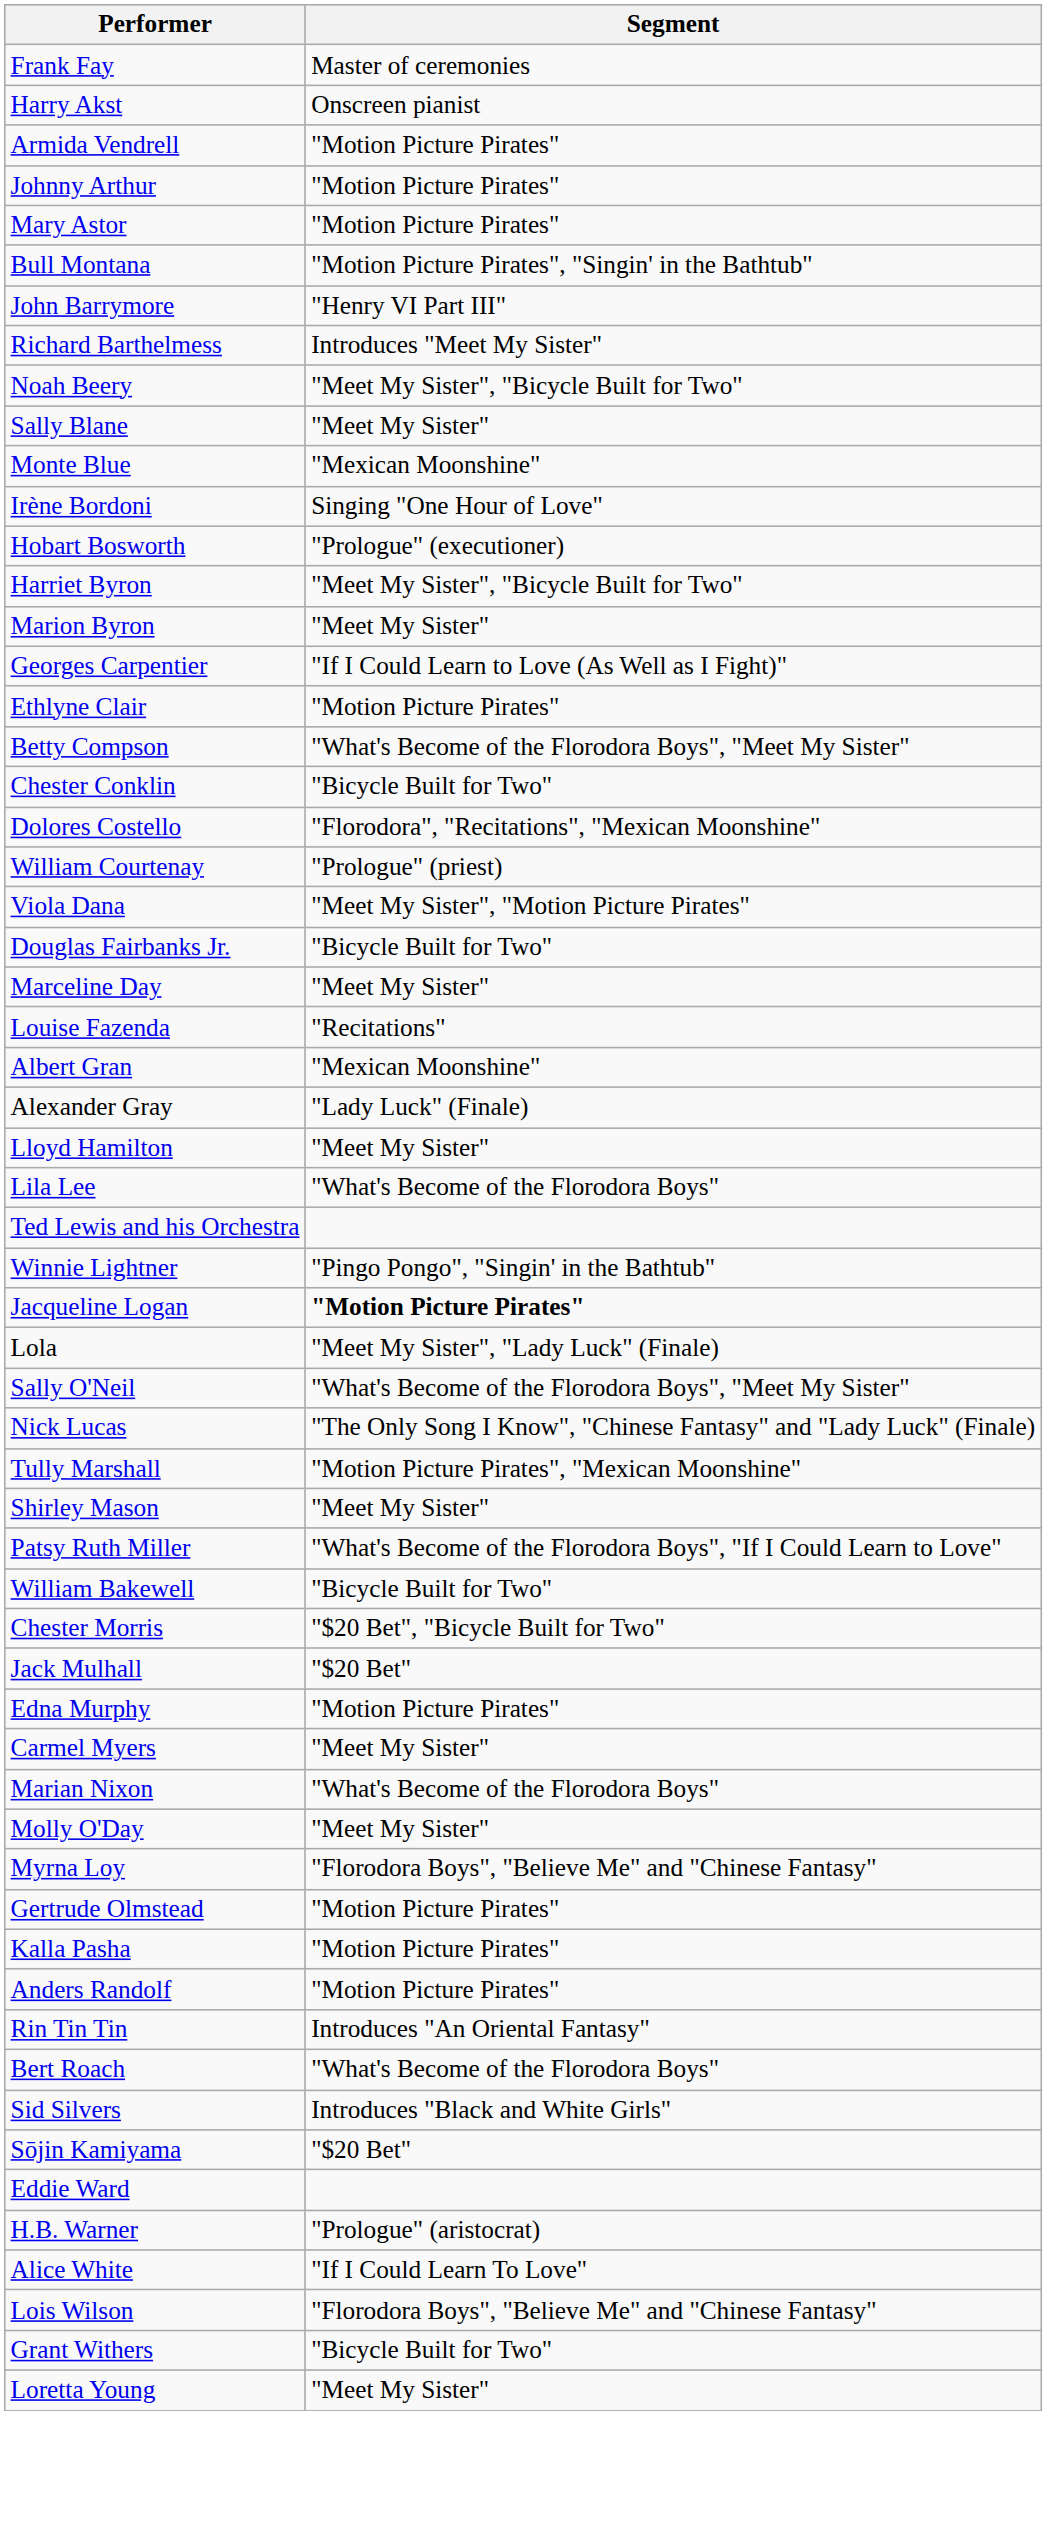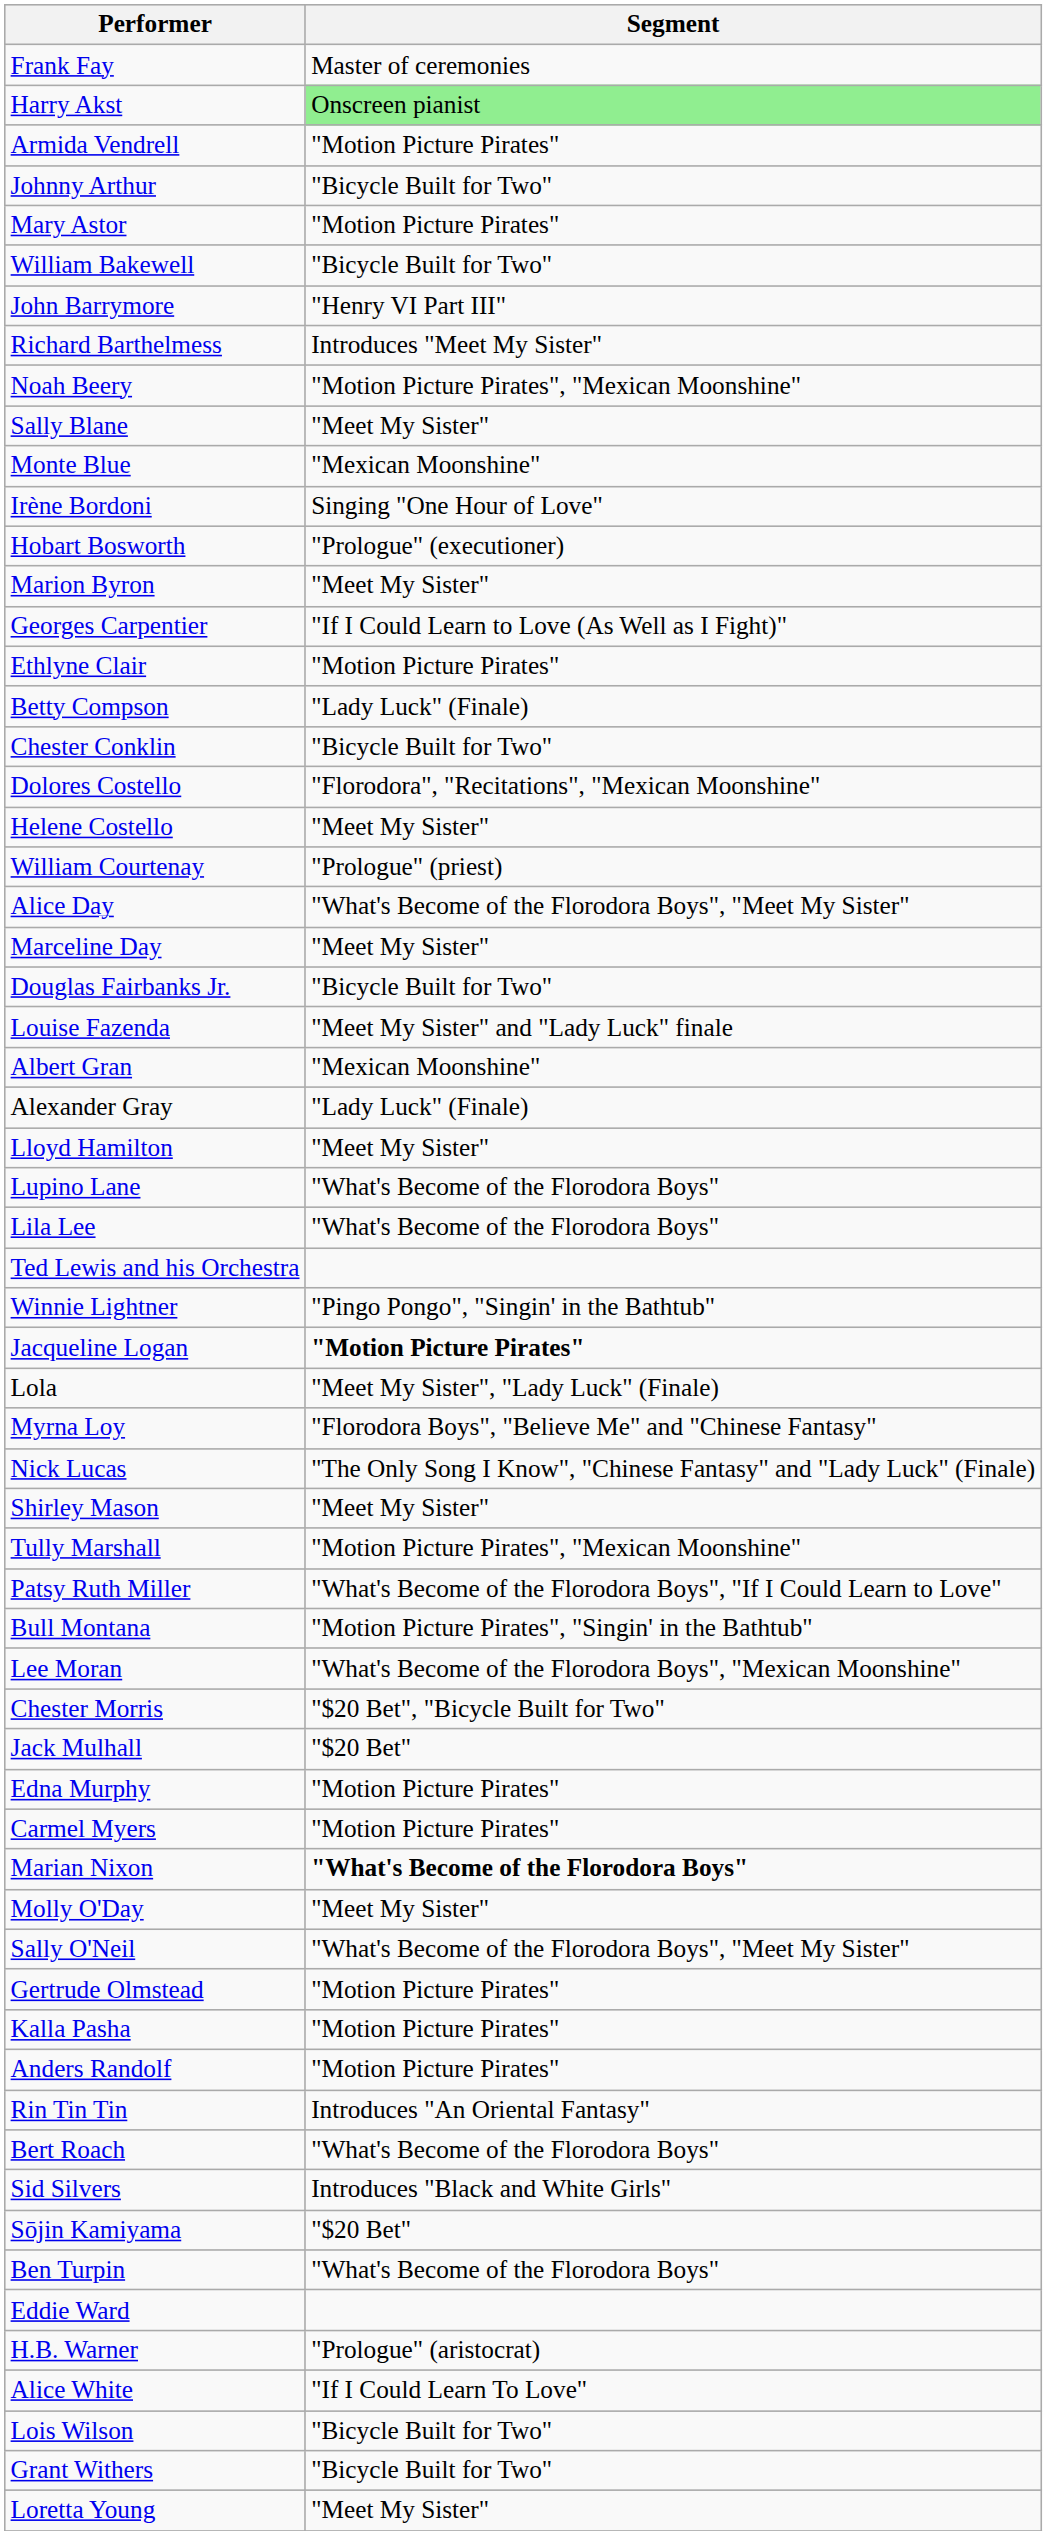(396, 104) no background -> (396, 104) lightgreen background
(435, 184) "Motion Picture Pirates" -> (432, 184) "Bicycle Built for Two"
rows swapped: (102, 1588) <-> (80, 265)
(527, 385) "Meet My Sister", "Bicycle Built for Two" -> (556, 385) "Motion Picture Pirates", "Mexican Moonshine"
- row: (81, 585)
(610, 746) "What's Become of the Florodora Boys", "Meet My Sister" -> (420, 706) "Lady Luck" (Finale)
+ row: (92, 826)
- row: (68, 906)
+ row: (62, 906)
rows swapped: (86, 986) <-> (121, 946)
(378, 1026) "Recitations" -> (522, 1026) "Meet My Sister" and "Lady Luck" finale
+ row: (76, 1187)
rows swapped: (68, 1868) <-> (73, 1387)
rows swapped: (86, 1467) <-> (85, 1507)
+ row: (66, 1668)
(400, 1748) "Meet My Sister" -> (435, 1828) "Motion Picture Pirates"
(515, 1788) normal -> (530, 1868) bold
+ row: (68, 2269)
(594, 2309) "Florodora Boys", "Believe Me" and "Chinese Fantasy" -> (432, 2430) "Bicycle Built for Two"
